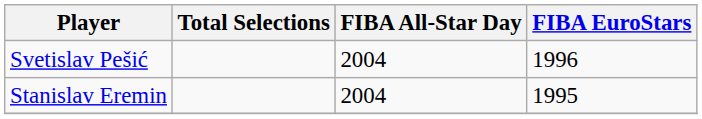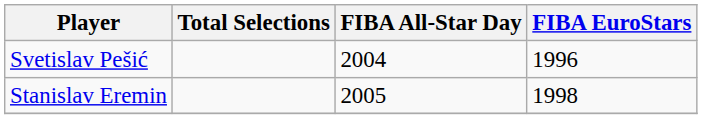(363, 95) 2004 -> (363, 95) 2005
(555, 95) 1995 -> (555, 95) 1998
